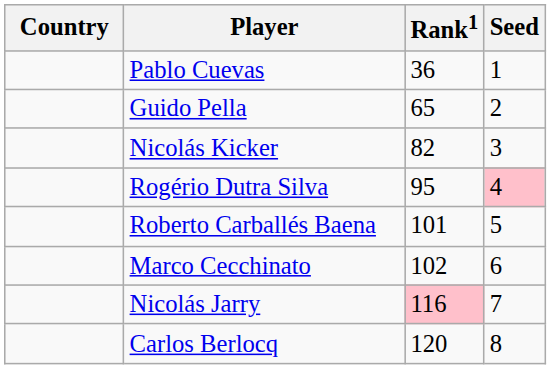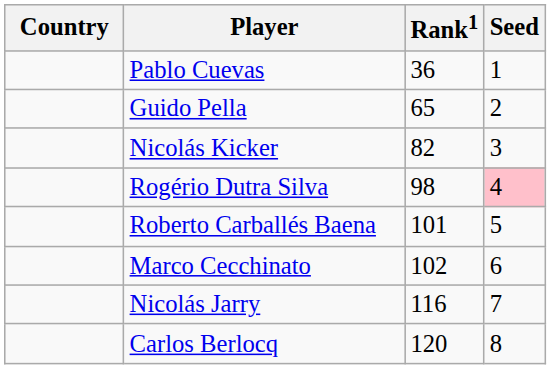(423, 187) 95 -> (423, 187) 98
(428, 304) pink background -> (428, 304) no background
